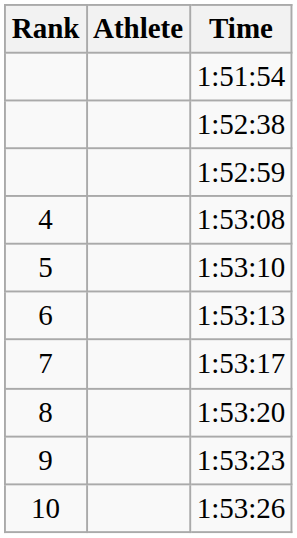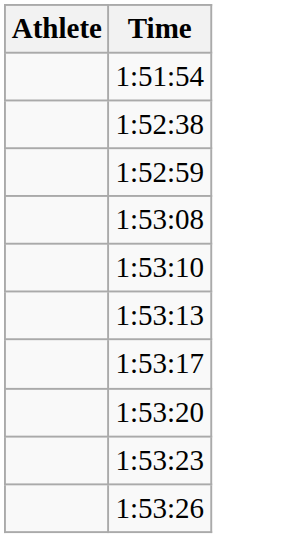- column: (46, 28)
